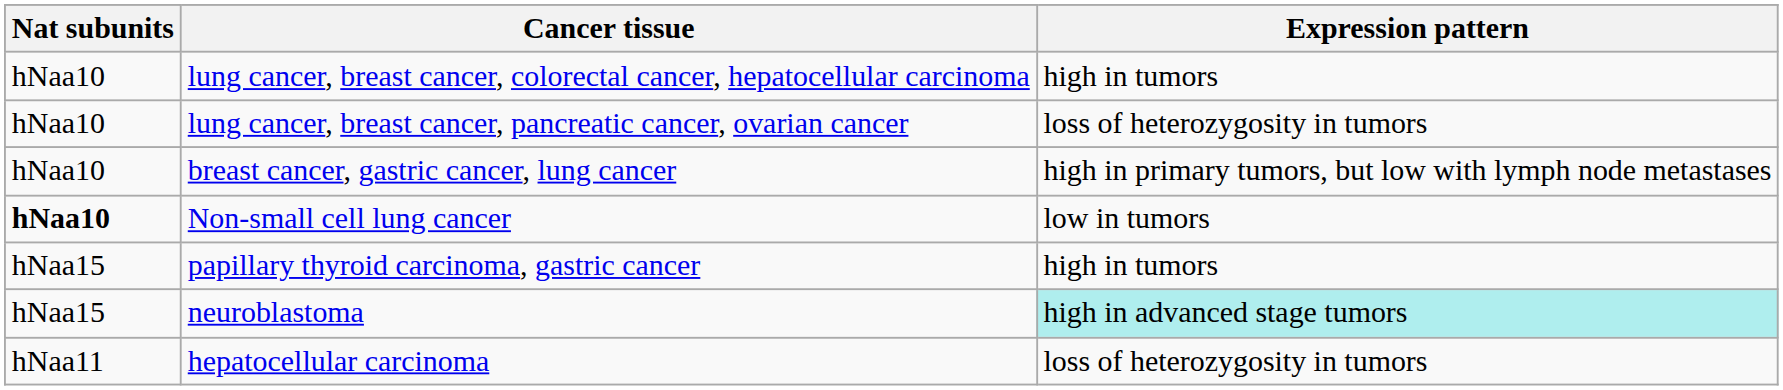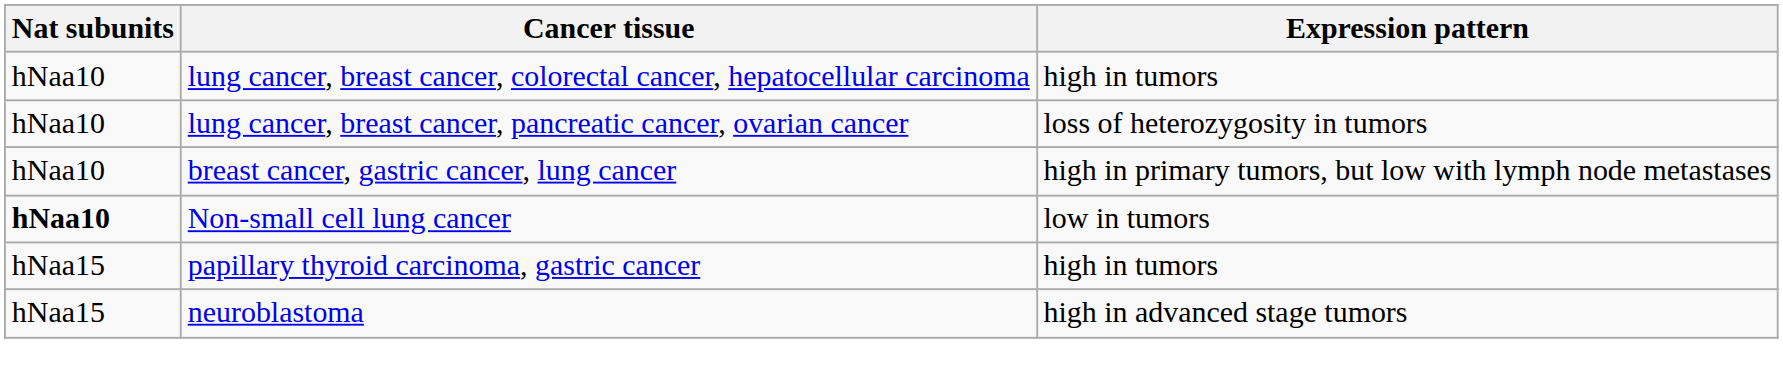(1226, 312) paleturquoise background -> (1226, 312) no background
- row: (339, 360)
